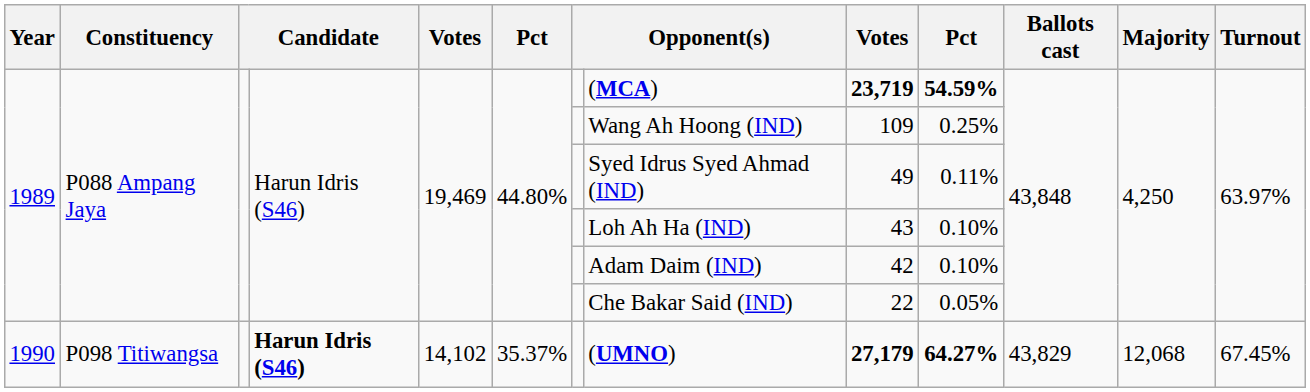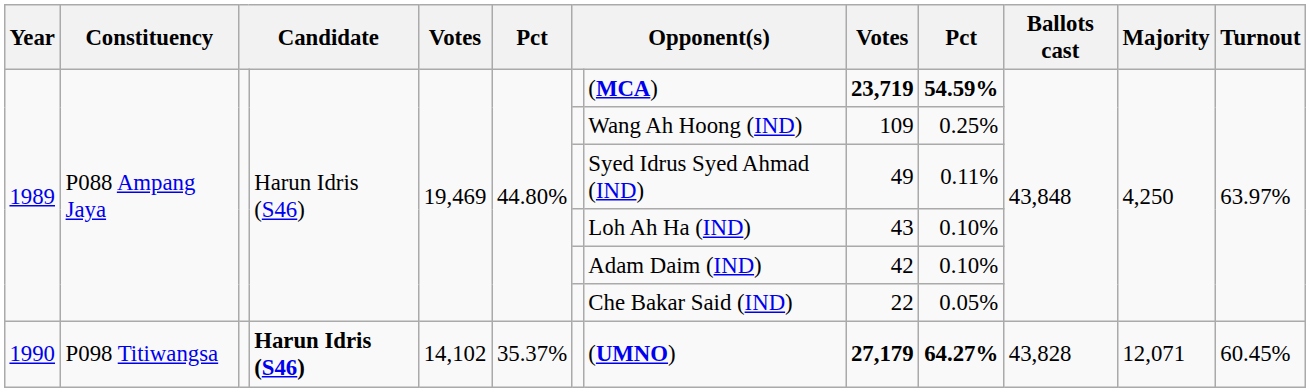(1040, 353) 43,829 -> (1040, 353) 43,828
(1154, 353) 12,068 -> (1154, 353) 12,071
(1255, 353) 67.45% -> (1255, 353) 60.45%
